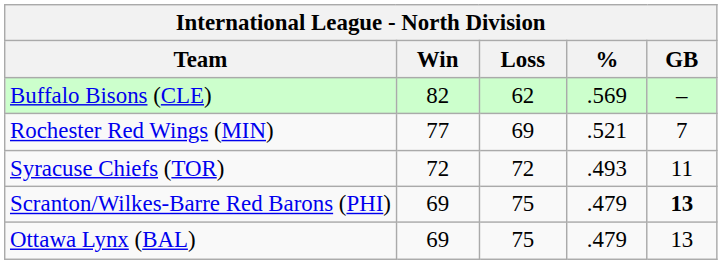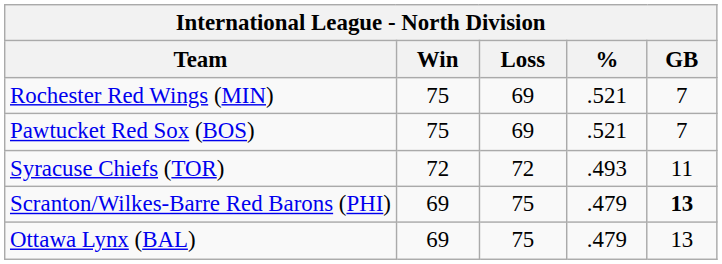- row: (111, 95)
(438, 131) 77 -> (438, 95) 75
+ row: (132, 131)
